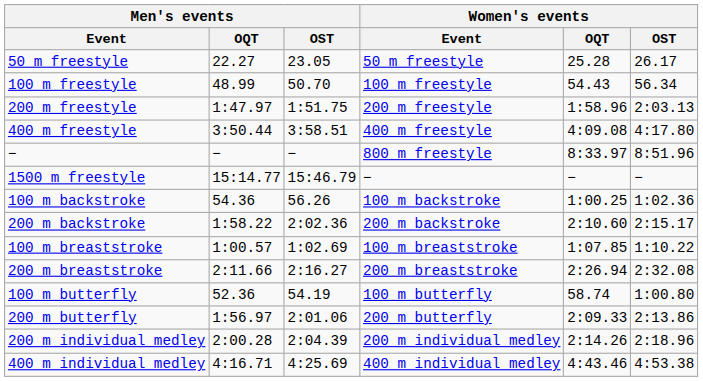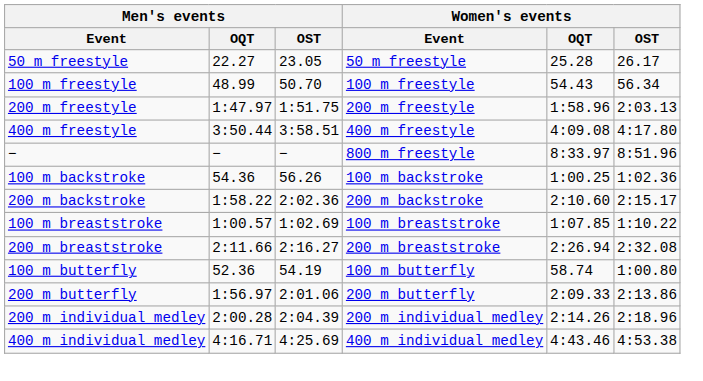- row: (77, 178)
